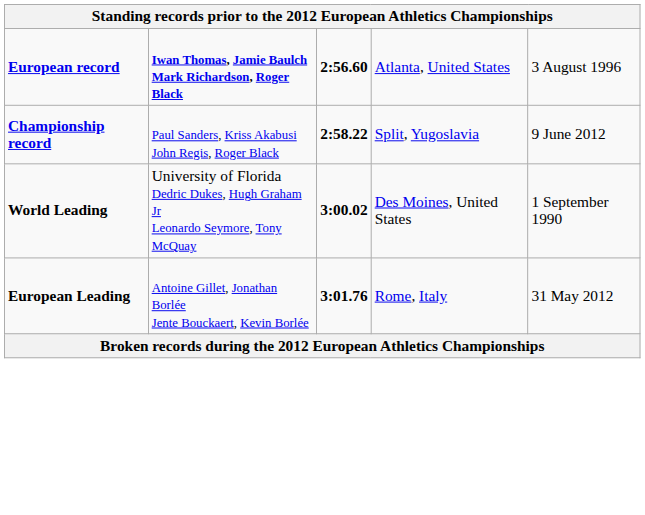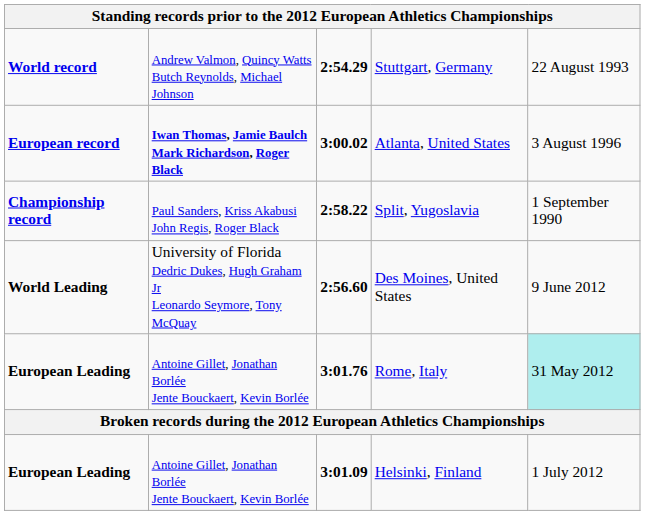+ row: (434, 66)
(344, 66) 2:56.60 -> (344, 143) 3:00.02
(569, 134) 9 June 2012 -> (570, 210) 1 September 1990
(344, 210) 3:00.02 -> (344, 286) 2:56.60
(570, 210) 1 September 1990 -> (569, 286) 9 June 2012
(572, 295) no background -> (572, 371) paleturquoise background
+ row: (428, 472)
